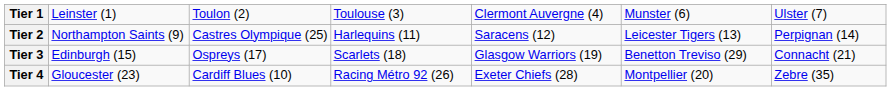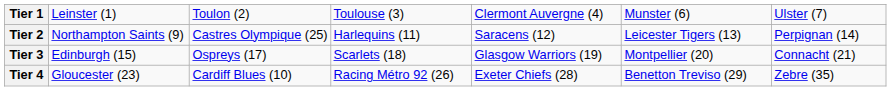(686, 55) Benetton Treviso (29) -> (669, 55) Montpellier (20)
(669, 75) Montpellier (20) -> (686, 75) Benetton Treviso (29)
